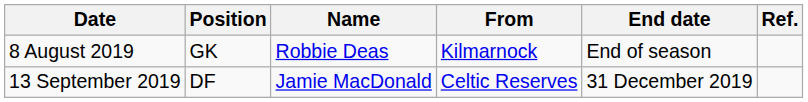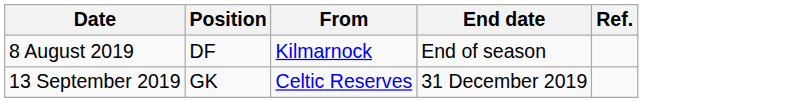- column: (354, 19)
(204, 50) GK -> (203, 50) DF
(203, 81) DF -> (204, 81) GK
